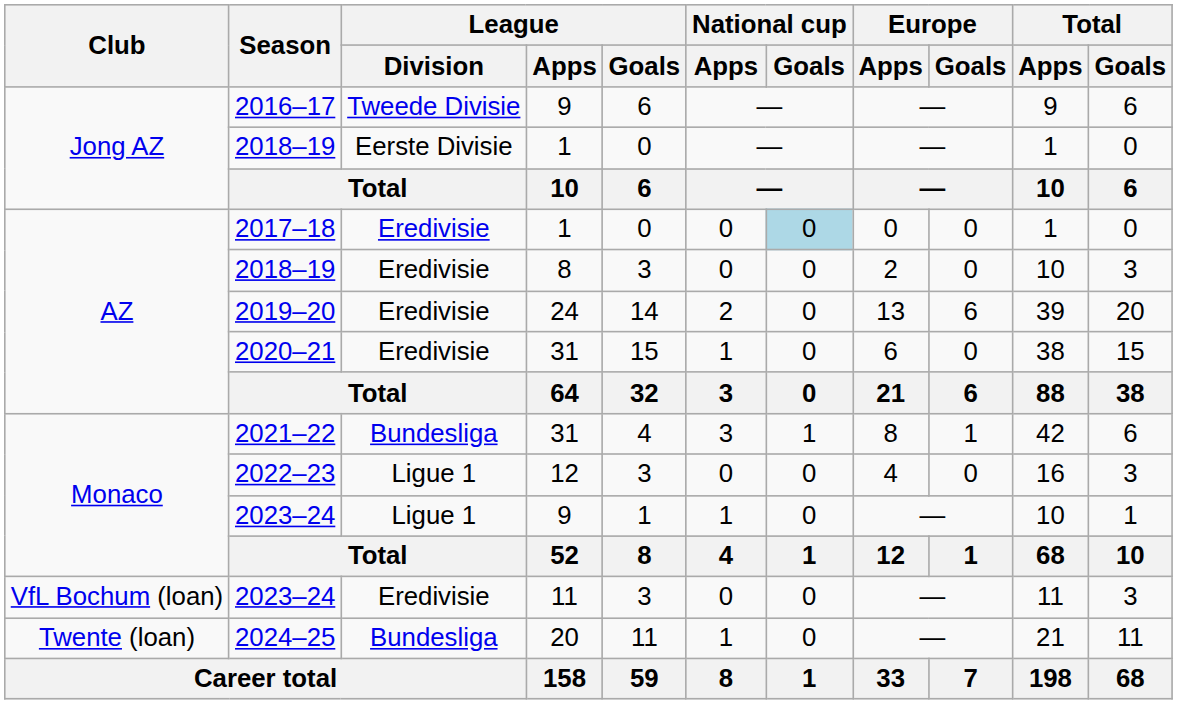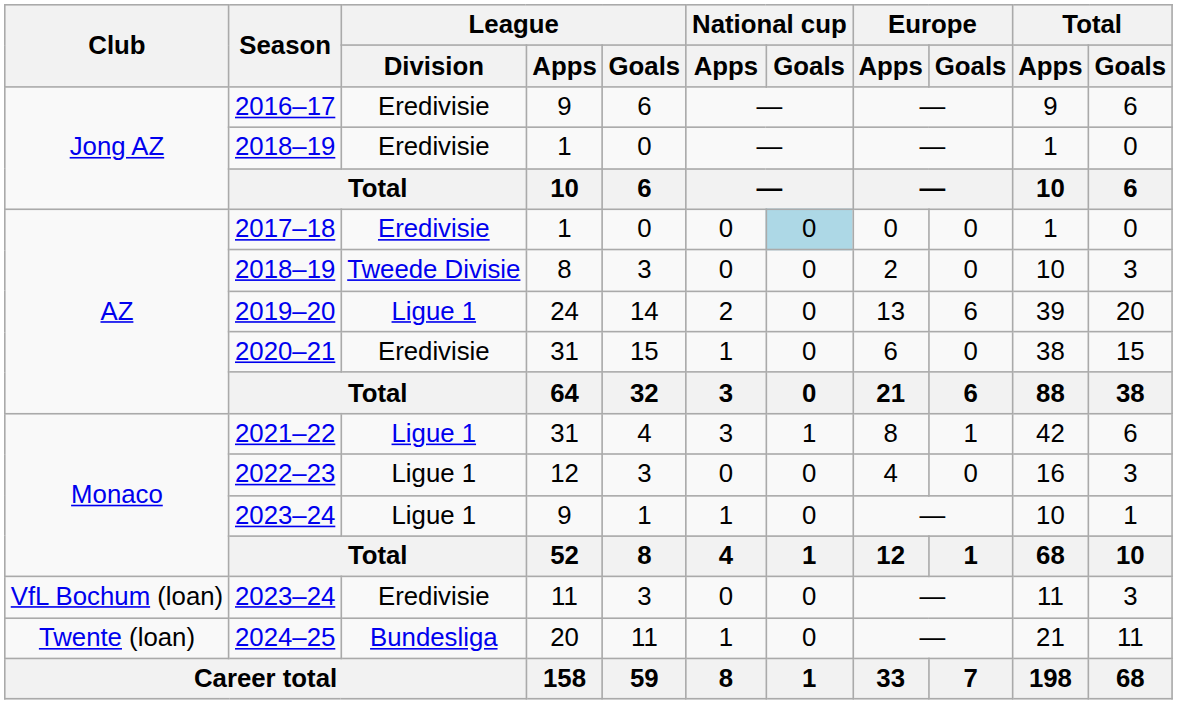(434, 106) Tweede Divisie -> (434, 106) Eredivisie
(434, 147) Eerste Divisie -> (434, 147) Eredivisie
(434, 270) Eredivisie -> (434, 270) Tweede Divisie
(434, 310) Eredivisie -> (434, 310) Ligue 1
(434, 433) Bundesliga -> (434, 433) Ligue 1
